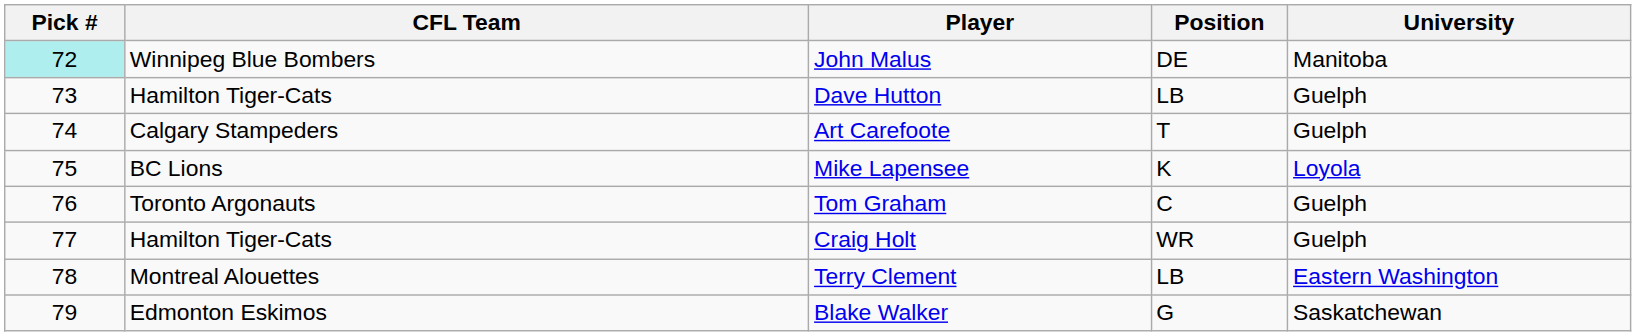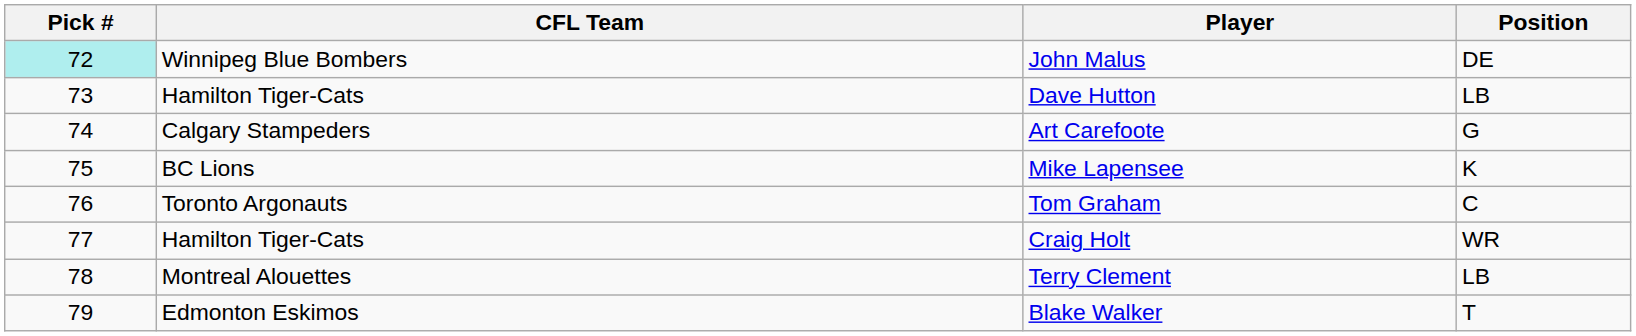- column: (1459, 22)
(1163, 131) T -> (1471, 131) G
(1165, 312) G -> (1469, 312) T
